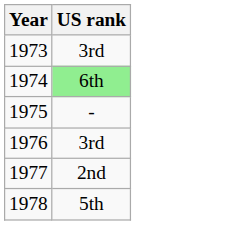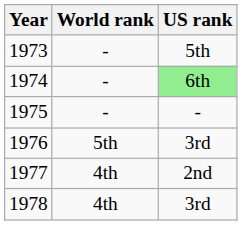+ column: (105, 19)
(91, 50) 3rd -> (198, 50) 5th
(91, 204) 5th -> (198, 204) 3rd
